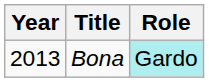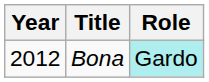(35, 58) 2013 -> (35, 58) 2012
